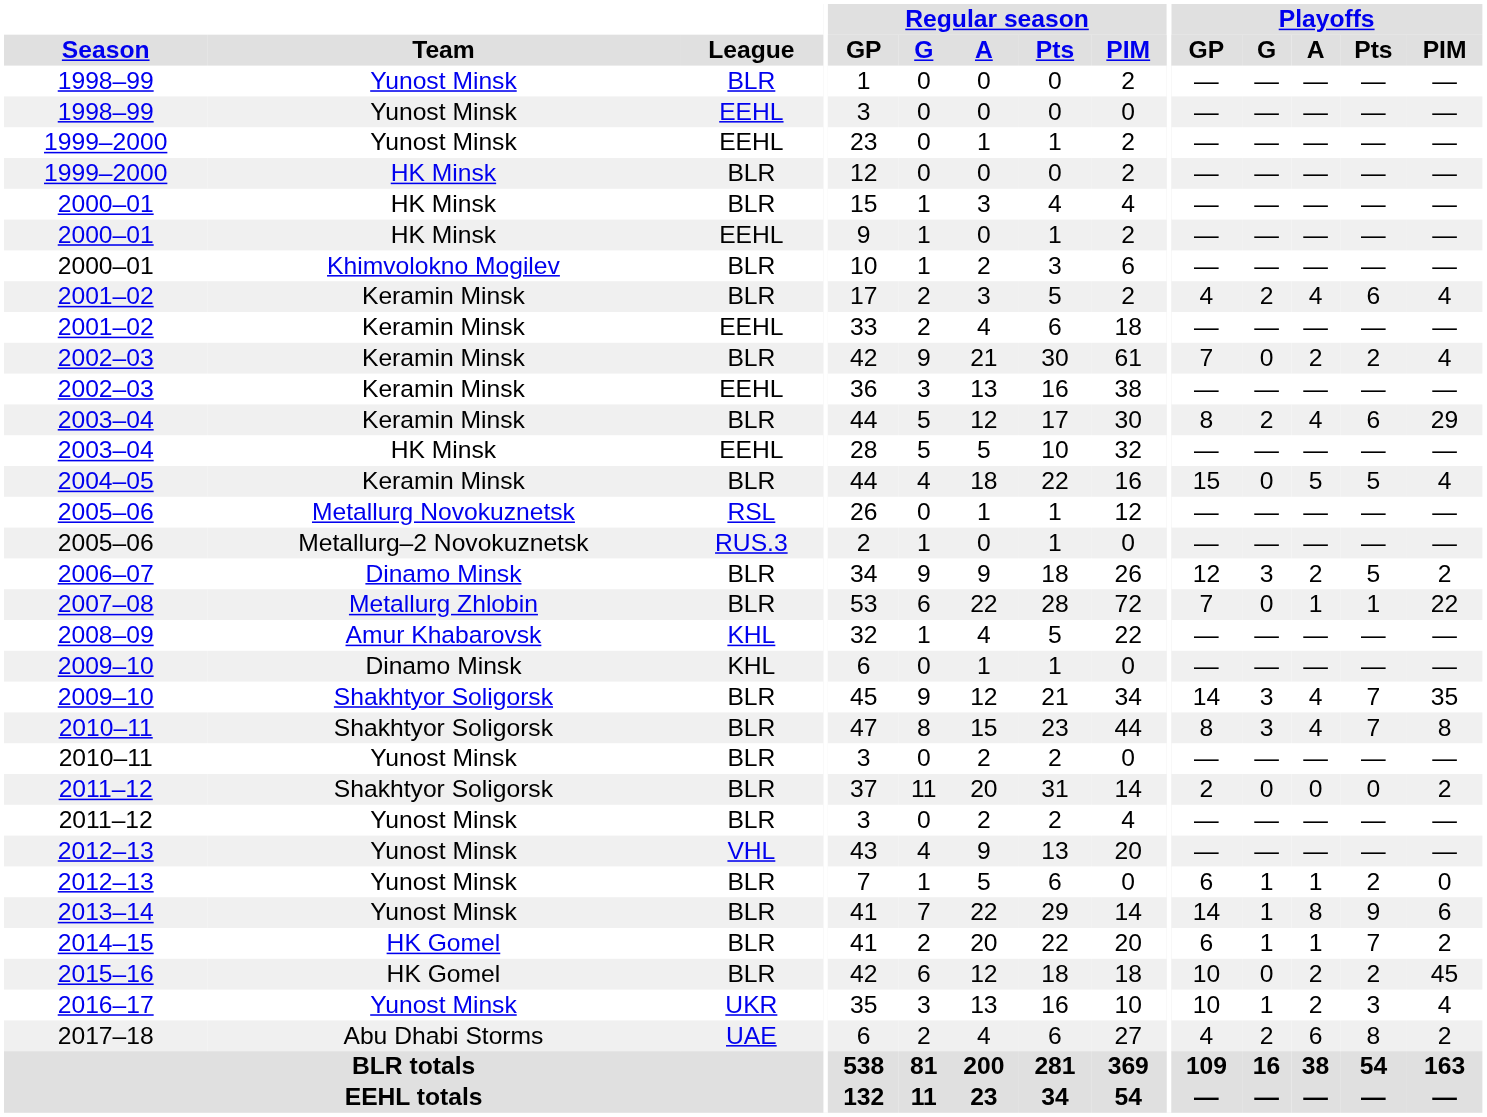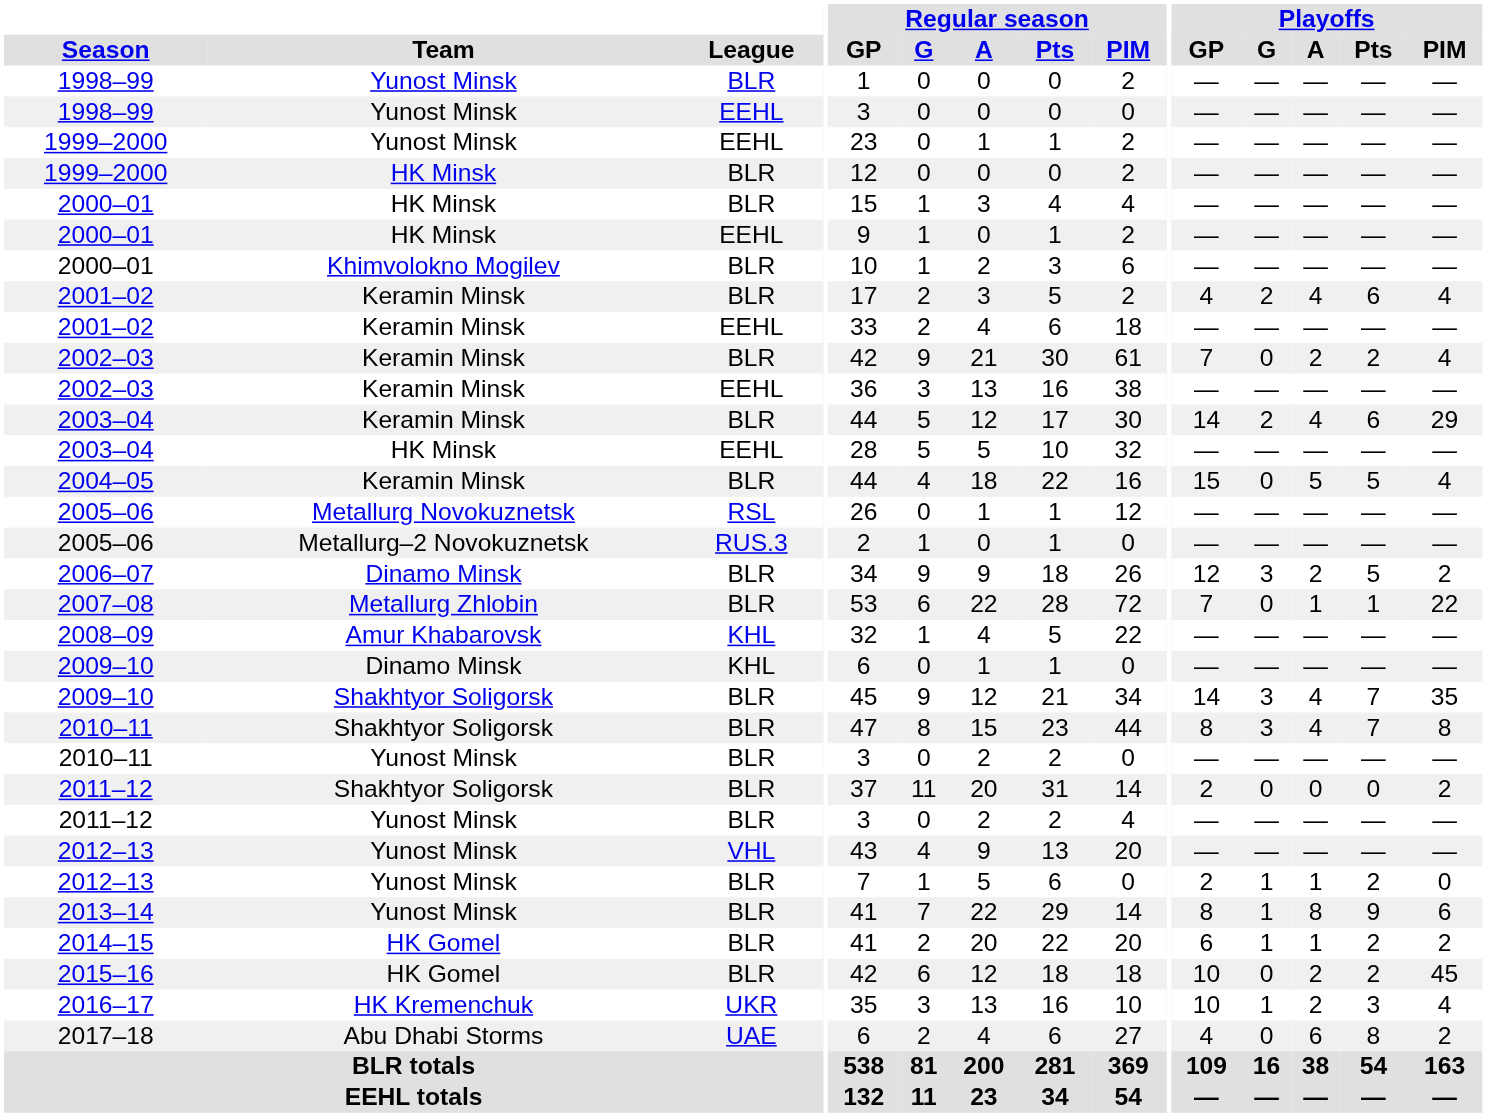(1206, 419) 8 -> (1206, 419) 14
(1206, 881) 6 -> (1206, 881) 2
(1206, 912) 14 -> (1206, 912) 8
(1373, 943) 7 -> (1373, 943) 2
(443, 1004) Yunost Minsk -> (443, 1004) HK Kremenchuk
(1267, 1035) 2 -> (1267, 1035) 0
